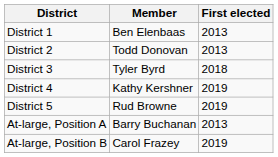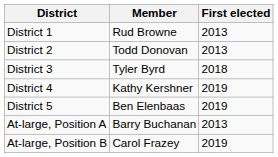(149, 32) Ben Elenbaas -> (145, 32) Rud Browne
(145, 106) Rud Browne -> (149, 106) Ben Elenbaas
